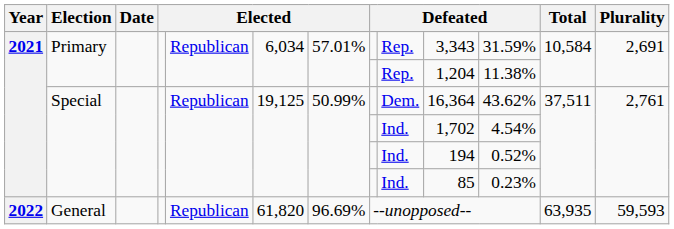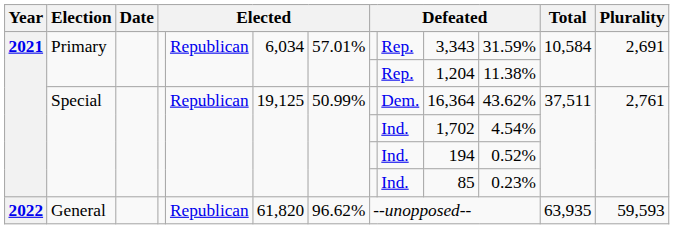(339, 210) 96.69% -> (339, 210) 96.62%
